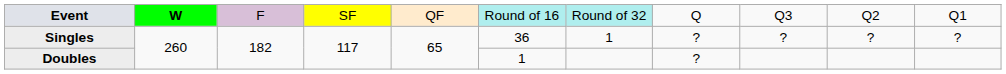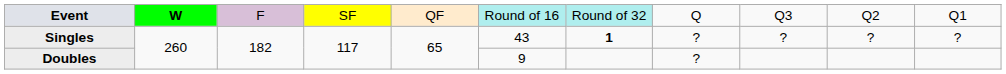(522, 37) 36 -> (522, 37) 43
(609, 37) normal -> (609, 37) bold
(522, 59) 1 -> (522, 59) 9
